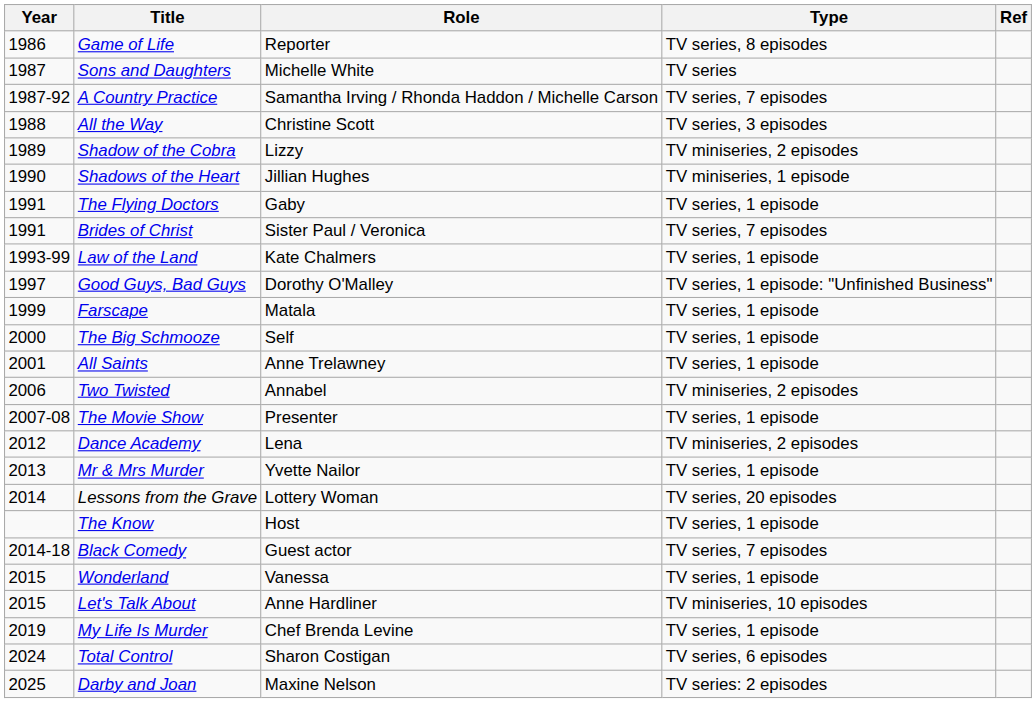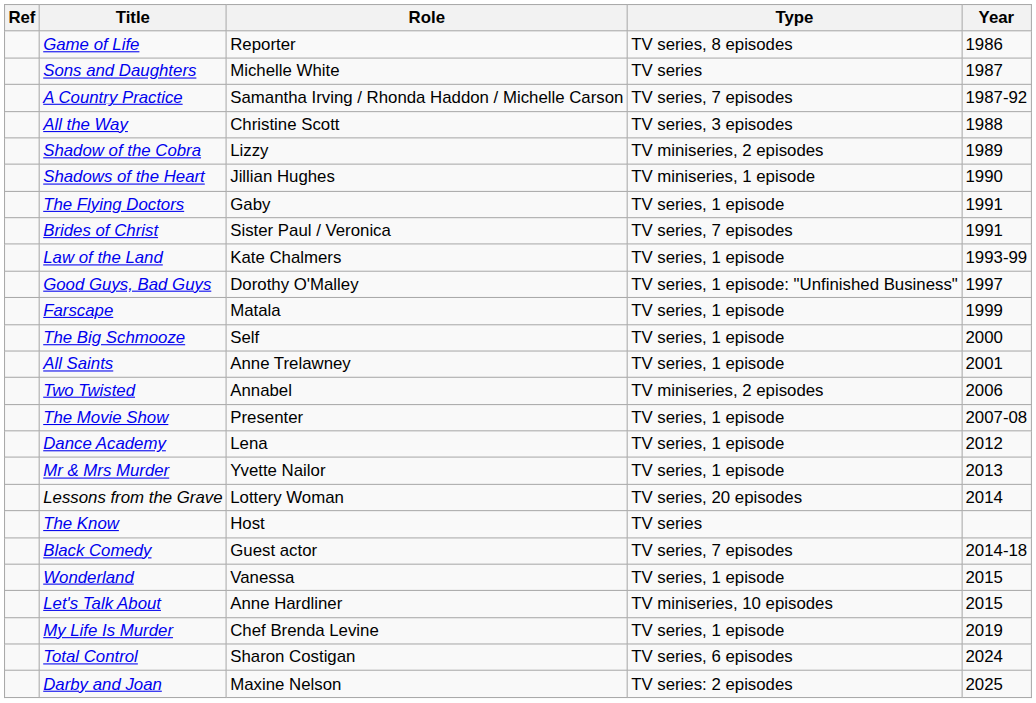columns swapped: (39, 17) <-> (1014, 17)
(762, 444) TV miniseries, 2 episodes -> (708, 444) TV series, 1 episode
(742, 524) TV series, 1 episode -> (667, 524) TV series
